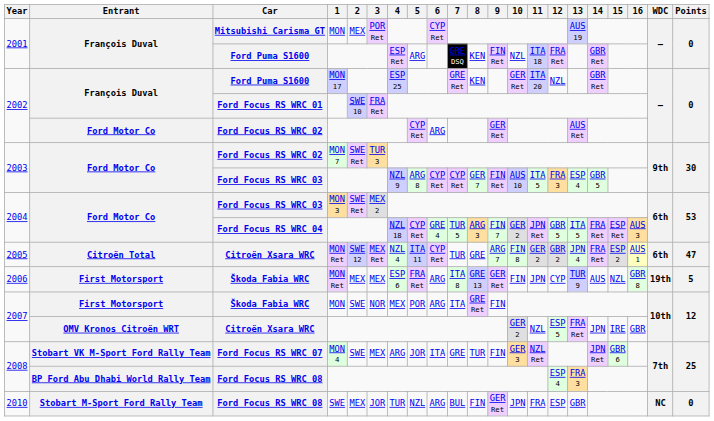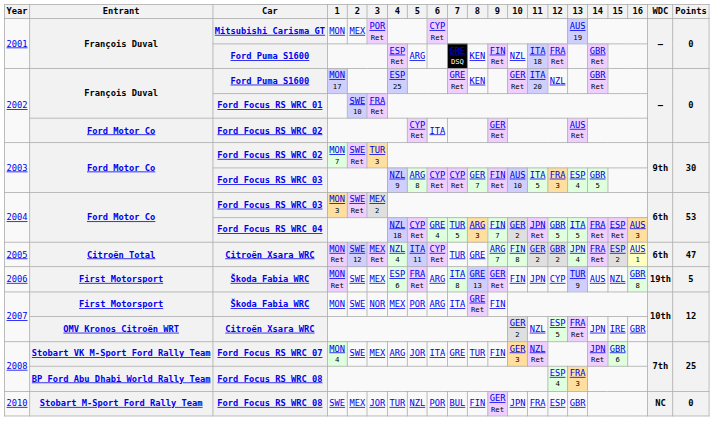(437, 131) ARG -> (437, 131) ITA
(357, 279) MEX -> (357, 279) SWE
(437, 404) ARG -> (437, 404) POR
